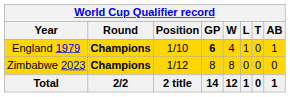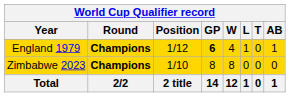(178, 48) 1/10 -> (178, 48) 1/12
(178, 65) 1/12 -> (178, 65) 1/10
